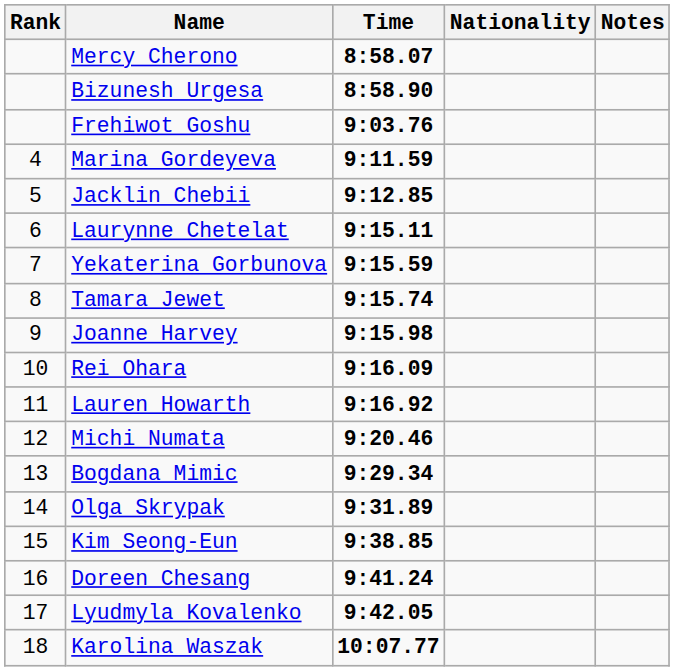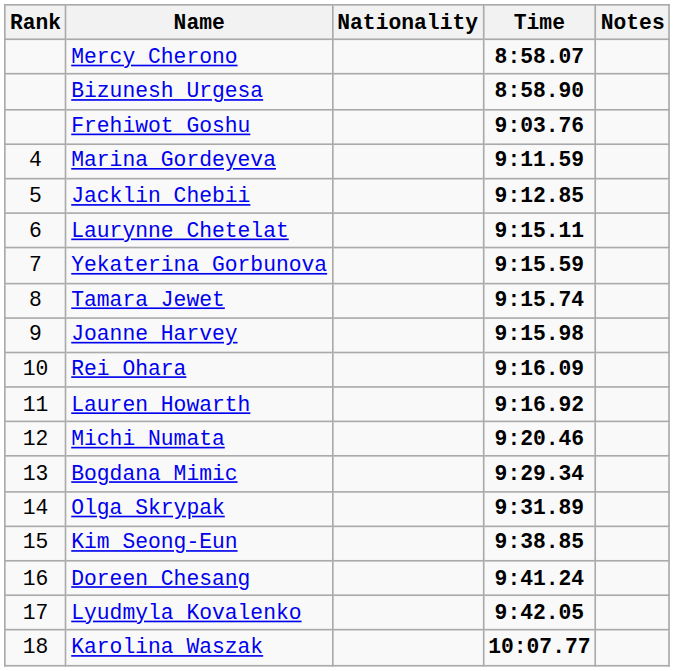columns swapped: (520, 22) <-> (388, 22)
